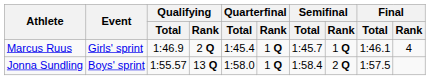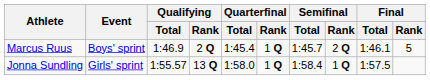(116, 48) Girls' sprint -> (116, 48) Boys' sprint
(341, 48) 1 Q -> (341, 48) 2 Q
(409, 48) 4 -> (409, 48) 5
(116, 65) Boys' sprint -> (116, 65) Girls' sprint
(341, 65) 2 Q -> (341, 65) 1 Q
